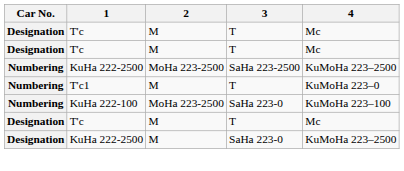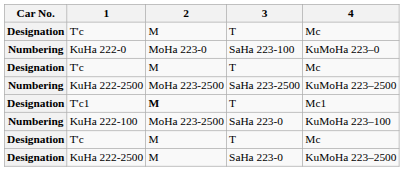+ row: (98, 49)
(36, 85) Numbering -> (36, 103) Designation
(153, 85) normal -> (154, 103) bold
(342, 85) KuMoHa 223–0 -> (316, 103) Mc1
